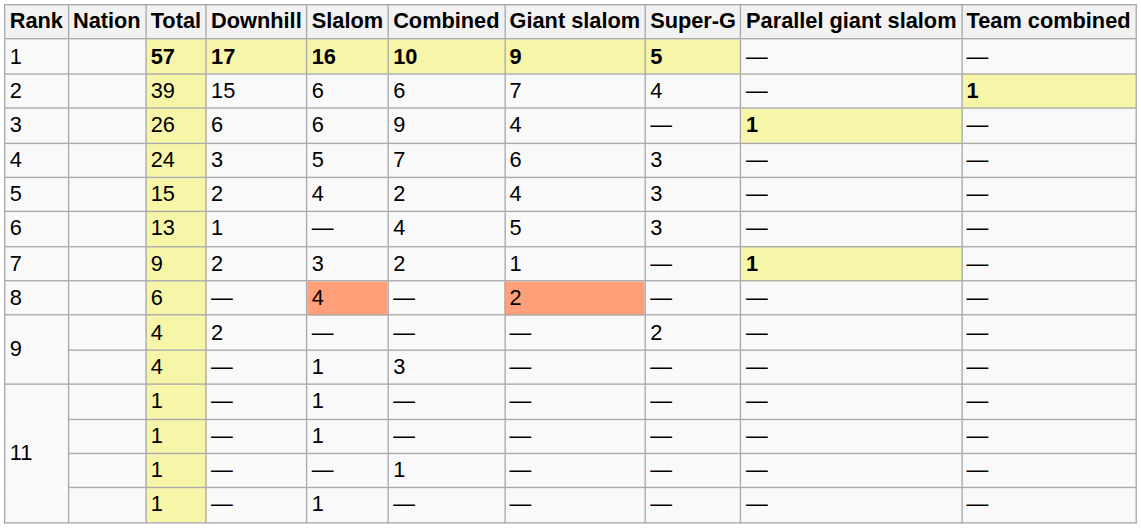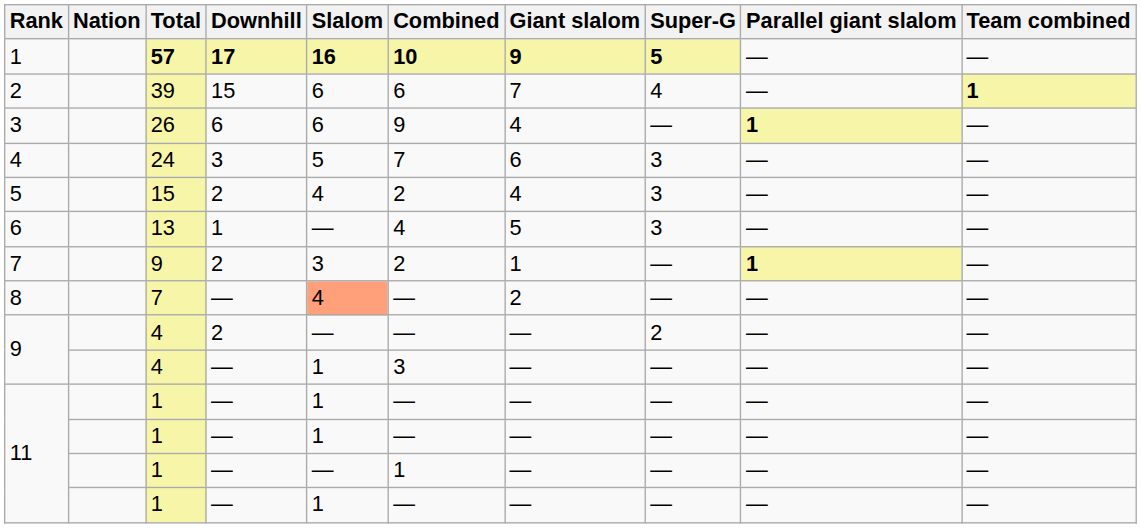(157, 297) 6 -> (157, 297) 7
(516, 297) lightsalmon background -> (516, 297) no background
